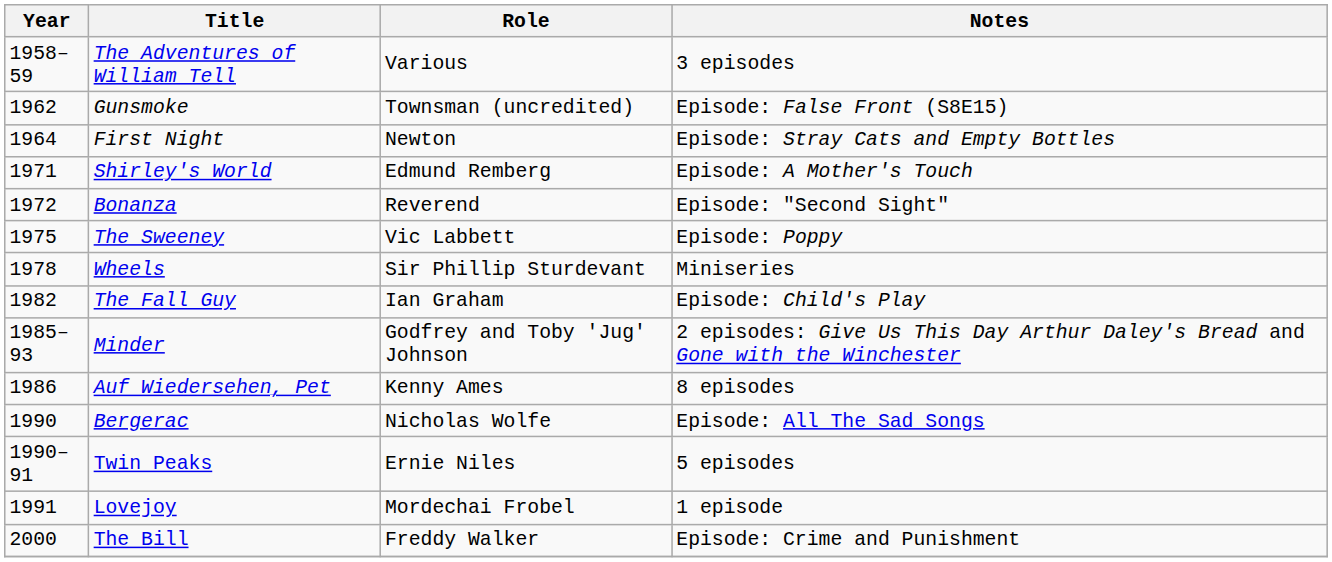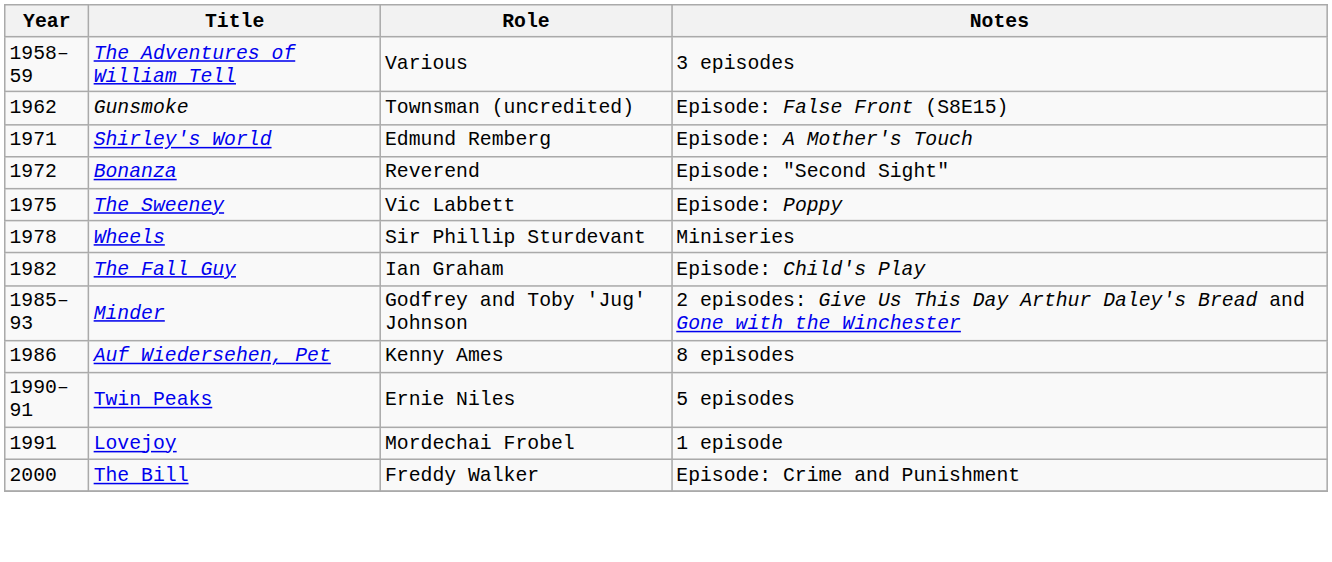- row: (159, 140)
- row: (141, 421)
